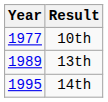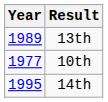rows swapped: (74, 39) <-> (74, 62)
